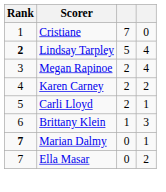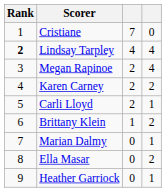(127, 50) 5 -> (132, 50) 4
(146, 123) 3 -> (152, 123) 2
(20, 141) bold -> (20, 141) normal
(20, 159) 7 -> (20, 159) 8
+ row: (79, 178)
